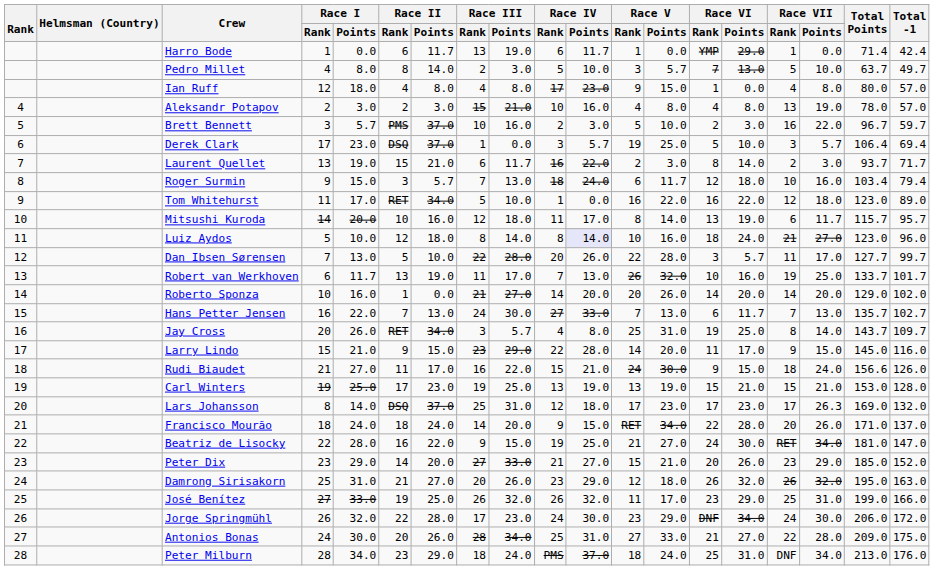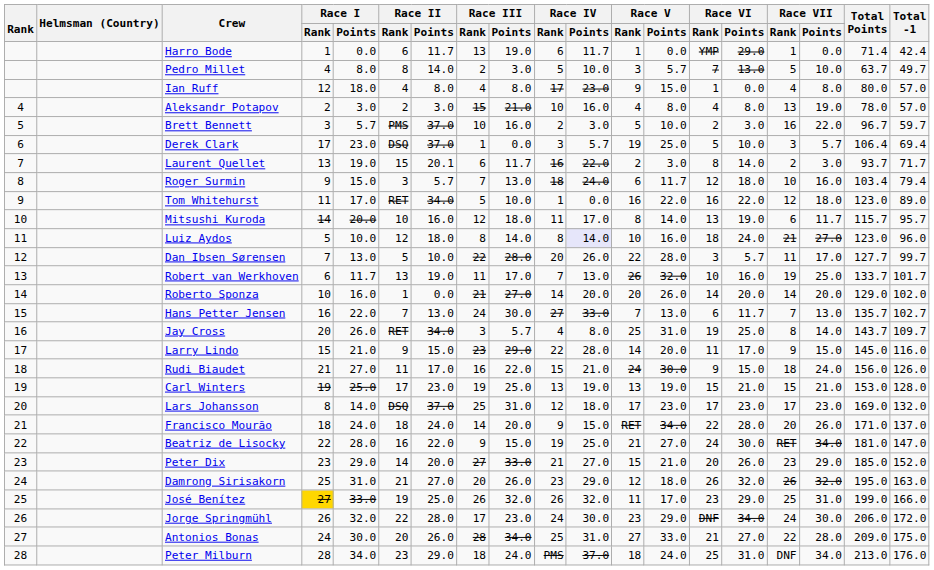(441, 163) 21.0 -> (441, 163) 20.1
(871, 368) 156.6 -> (871, 368) 156.0
(829, 406) 26.3 -> (829, 406) 23.0
(324, 499) no background -> (324, 499) gold background
